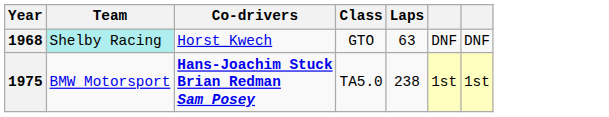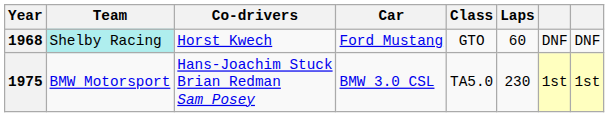+ column: (391, 16)
(407, 41) 63 -> (517, 41) 60
(255, 82) bold -> (255, 82) normal
(407, 82) 238 -> (517, 82) 230
